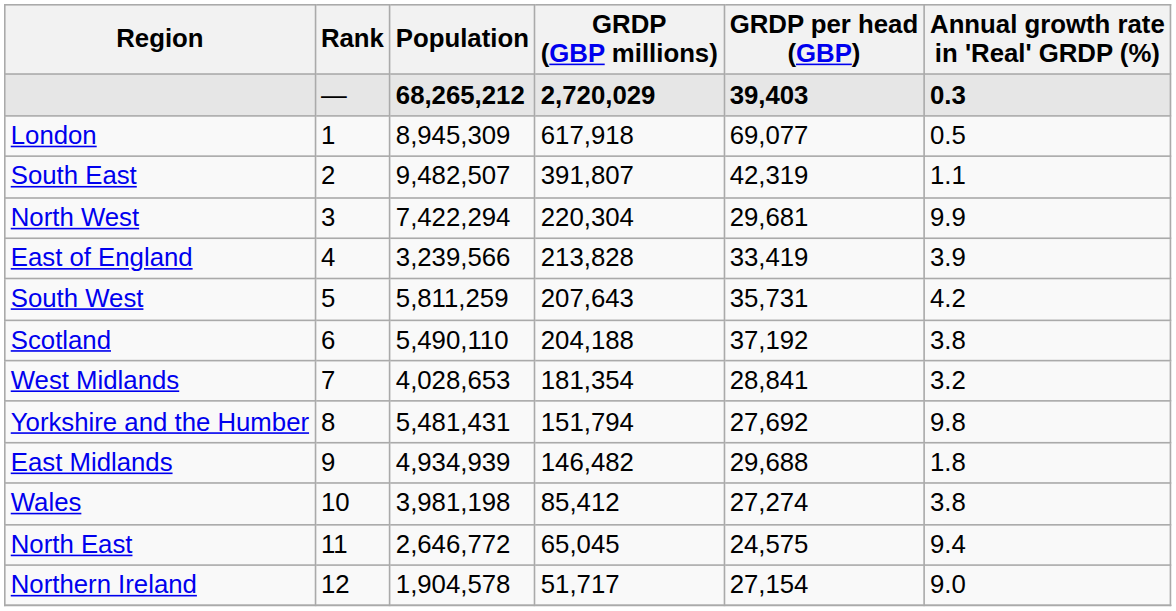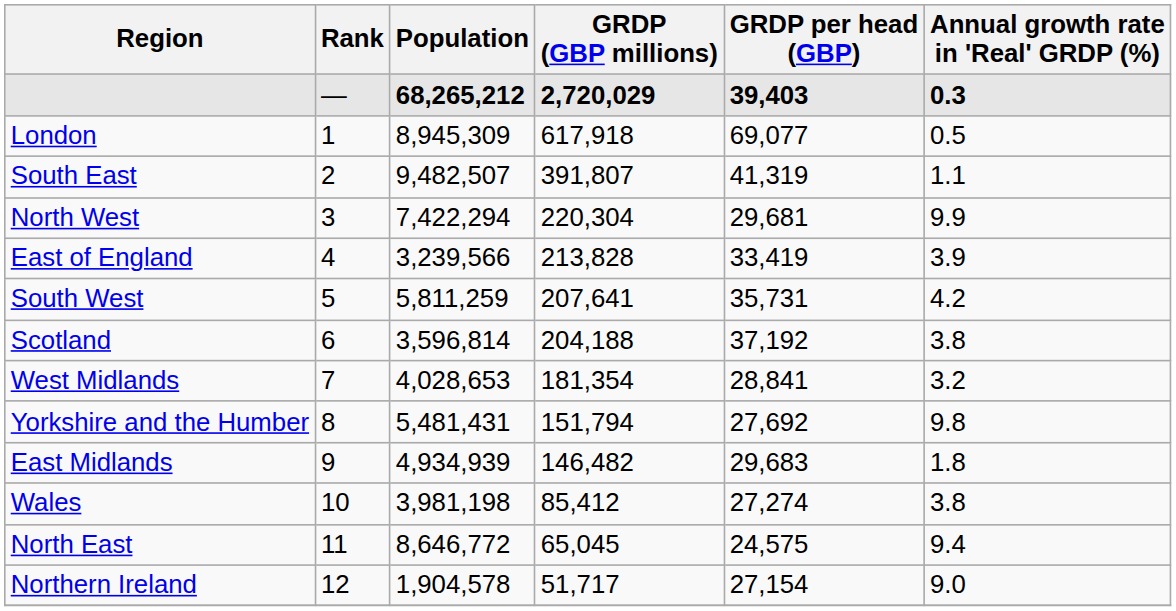(769, 176) 42,319 -> (769, 176) 41,319
(587, 299) 207,643 -> (587, 299) 207,641
(452, 339) 5,490,110 -> (453, 339) 3,596,814
(769, 462) 29,688 -> (769, 462) 29,683
(453, 544) 2,646,772 -> (453, 544) 8,646,772
